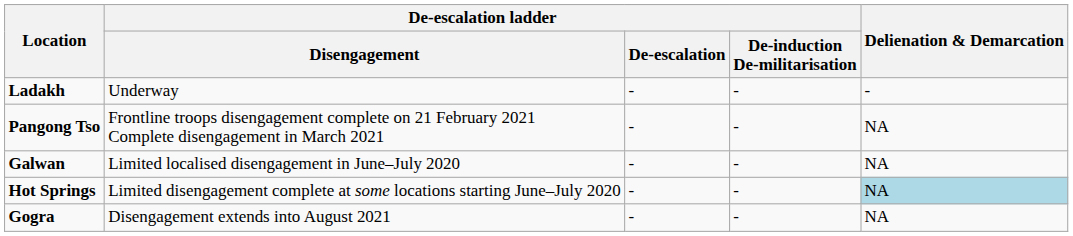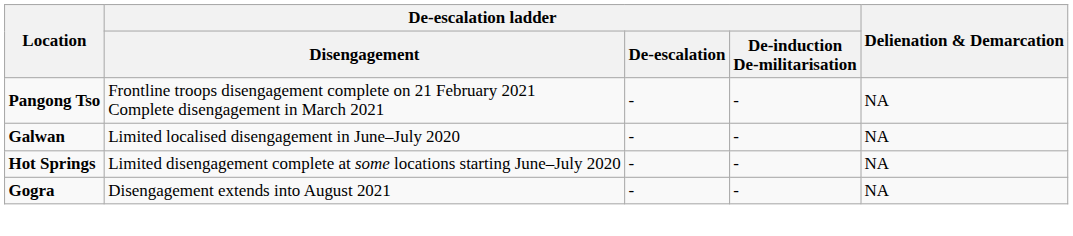- row: (37, 90)
(877, 190) lightblue background -> (877, 163) no background
